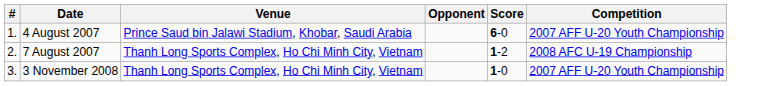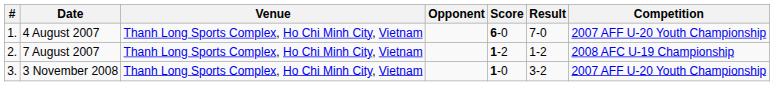+ column: (548, 14)
(268, 33) Prince Saud bin Jalawi Stadium, Khobar, Saudi Arabia -> (273, 33) Thanh Long Sports Complex, Ho Chi Minh City, Vietnam
